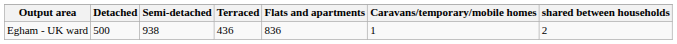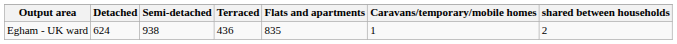(102, 30) 500 -> (102, 30) 624
(273, 30) 836 -> (273, 30) 835
